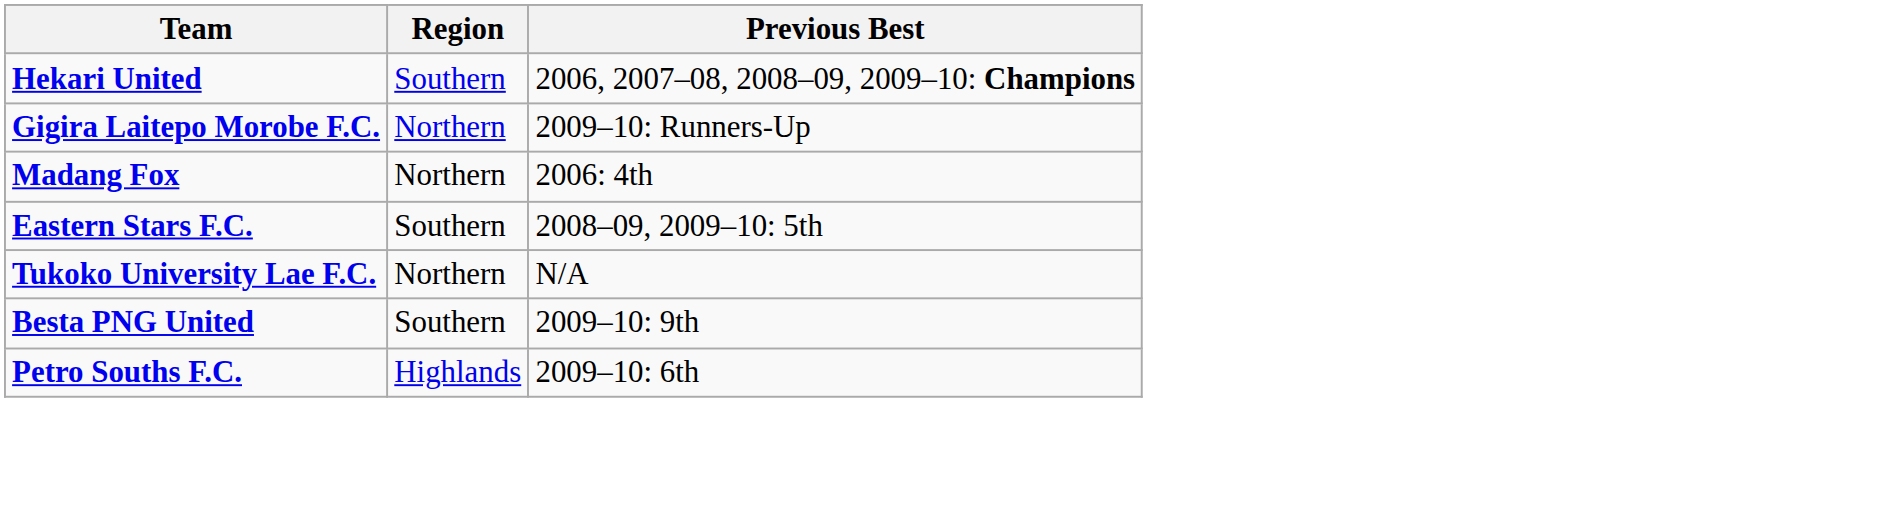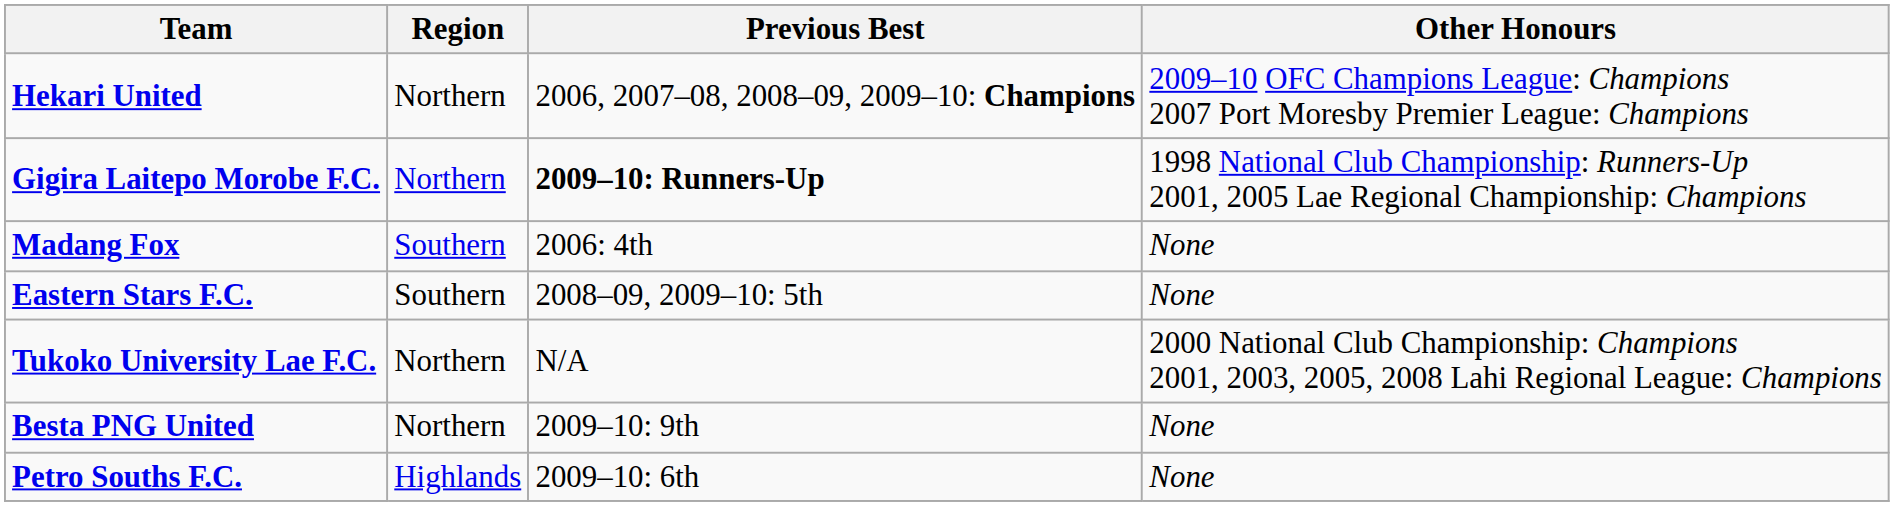+ column: (1516, 28)
(450, 77) Southern -> (450, 95) Northern
(673, 126) normal -> (680, 179) bold
(450, 175) Northern -> (450, 245) Southern
(450, 322) Southern -> (450, 427) Northern
